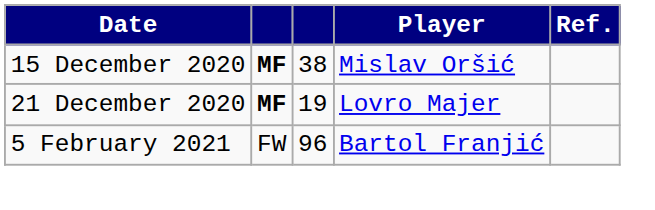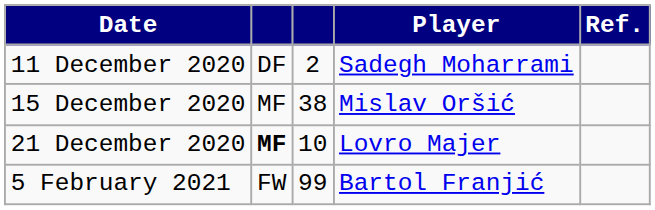+ row: (128, 65)
(272, 65) bold -> (272, 105) normal
(313, 105) 19 -> (313, 144) 10
(313, 144) 96 -> (313, 184) 99
